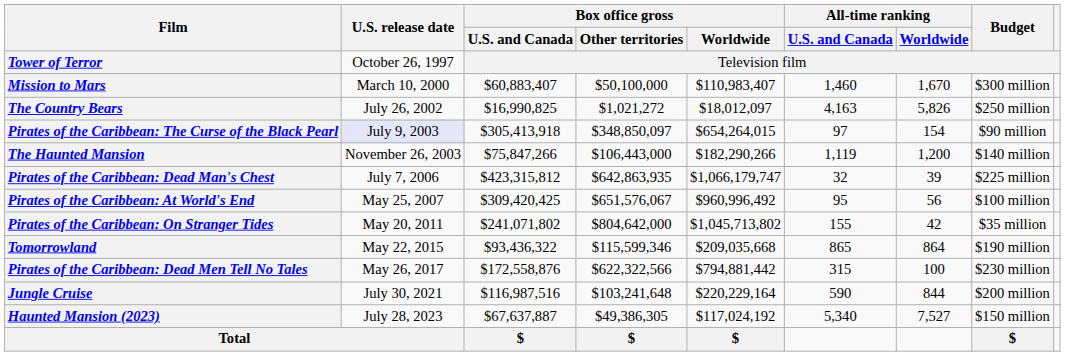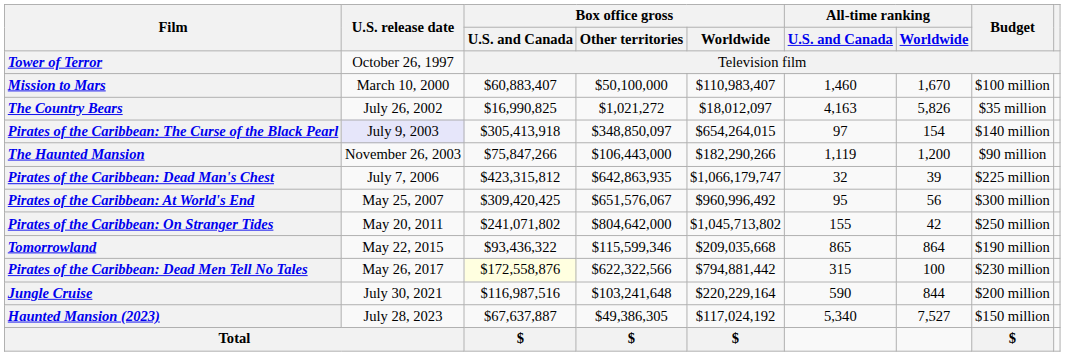(1012, 85) $300 million -> (1012, 85) $100 million
(1012, 108) $250 million -> (1012, 108) $35 million
(1012, 131) $90 million -> (1012, 131) $140 million
(1012, 154) $140 million -> (1012, 154) $90 million
(1012, 200) $100 million -> (1012, 200) $300 million
(1012, 223) $35 million -> (1012, 223) $250 million
(520, 270) no background -> (520, 270) lightyellow background
